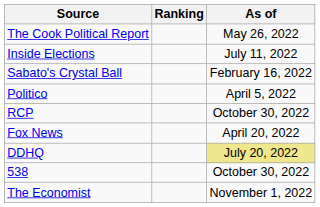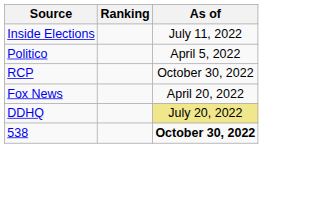- row: (78, 34)
- row: (65, 73)
(261, 172) normal -> (205, 133) bold
- row: (49, 192)
